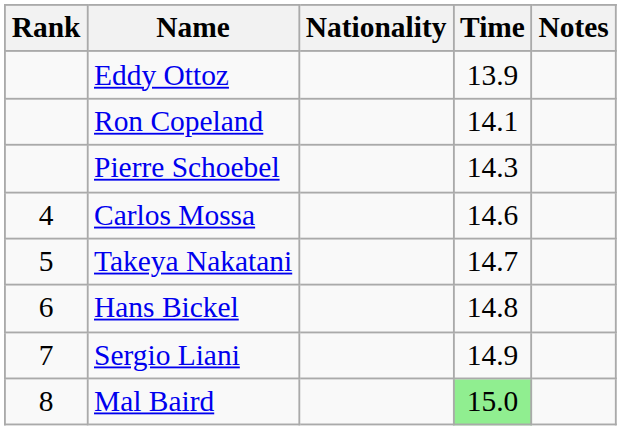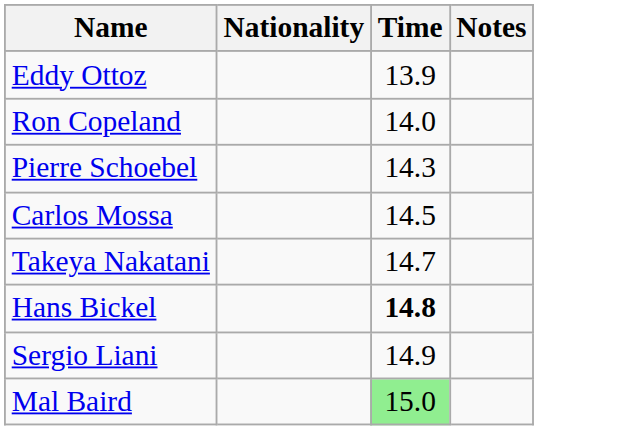- column: (46, 27)
(492, 121) 14.1 -> (410, 121) 14.0
(492, 214) 14.6 -> (410, 214) 14.5
(492, 307) normal -> (410, 307) bold
